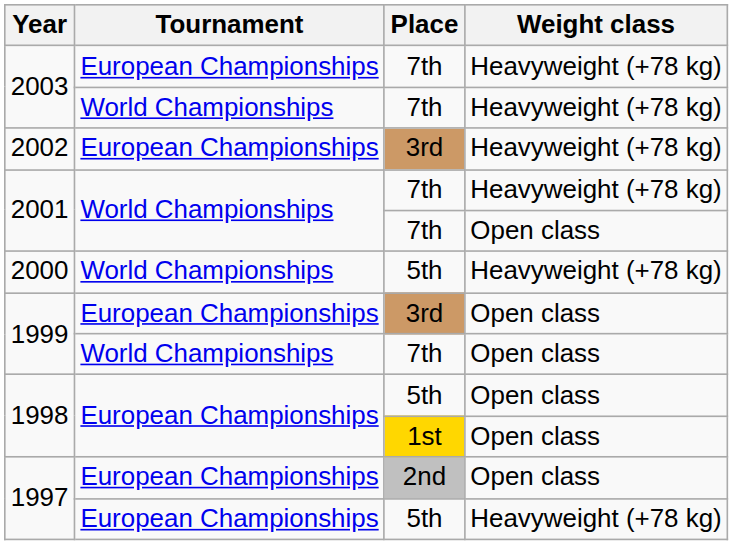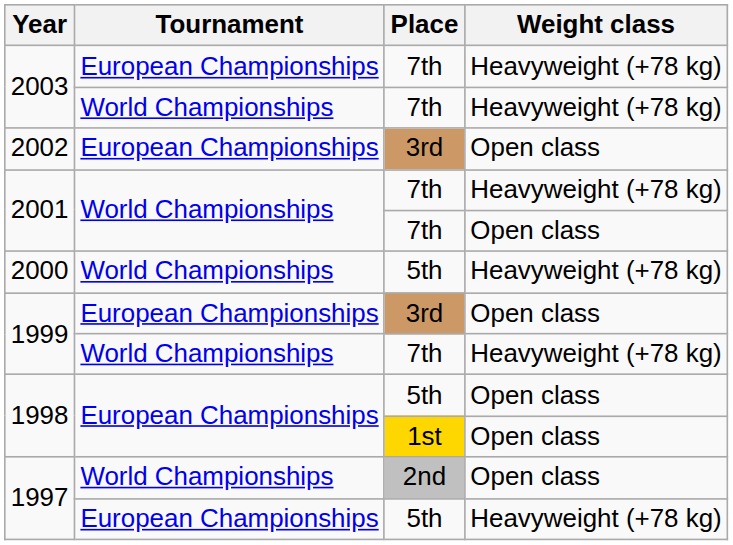(596, 148) Heavyweight (+78 kg) -> (535, 148) Open class
(535, 353) Open class -> (596, 353) Heavyweight (+78 kg)
(230, 477) European Championships -> (207, 477) World Championships
